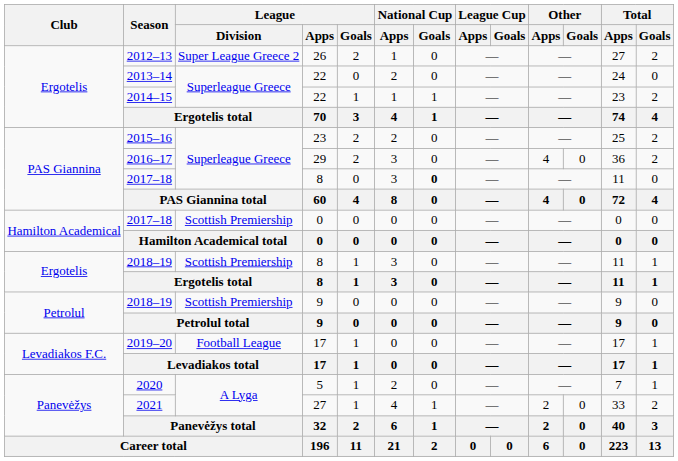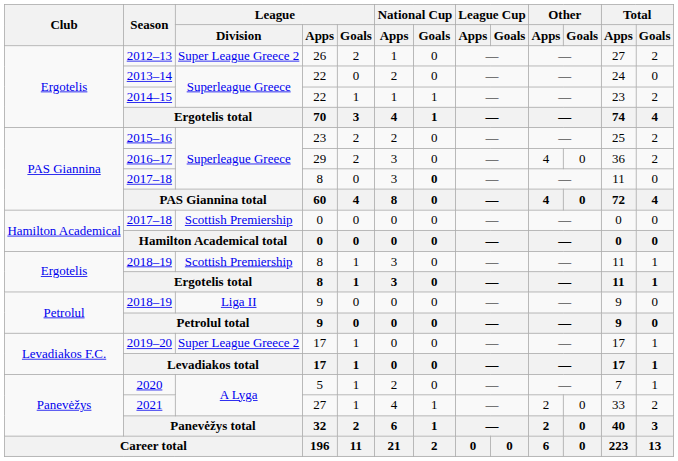(239, 302) Scottish Premiership -> (239, 302) Liga II
(239, 343) Football League -> (239, 343) Super League Greece 2
